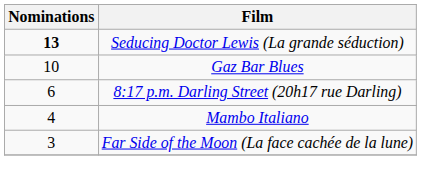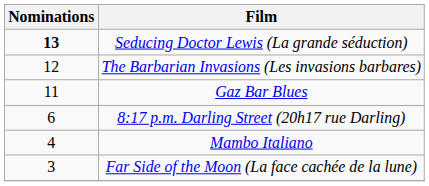+ row: (261, 67)
(51, 67) 10 -> (51, 92) 11
